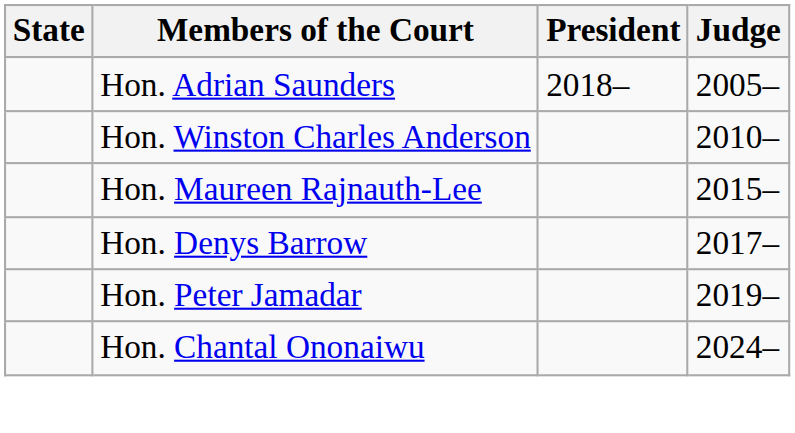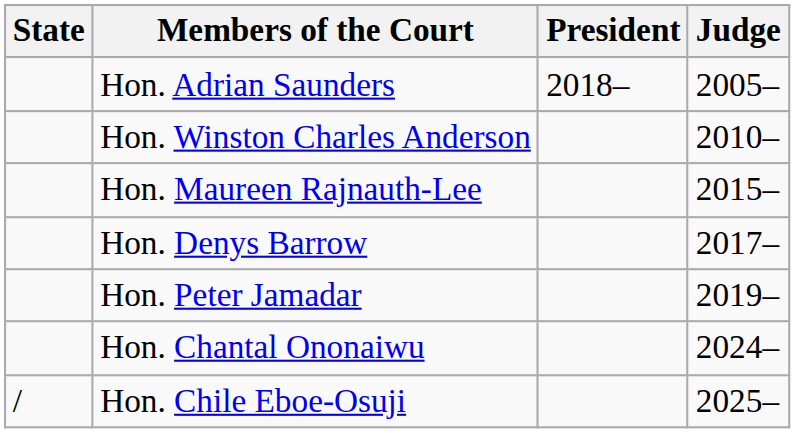+ row: (253, 400)
